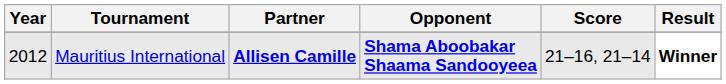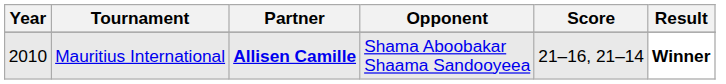(28, 56) 2012 -> (28, 56) 2010
(451, 56) bold -> (447, 56) normal
